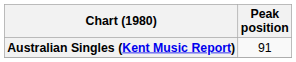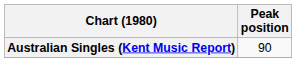(265, 47) 91 -> (265, 47) 90
